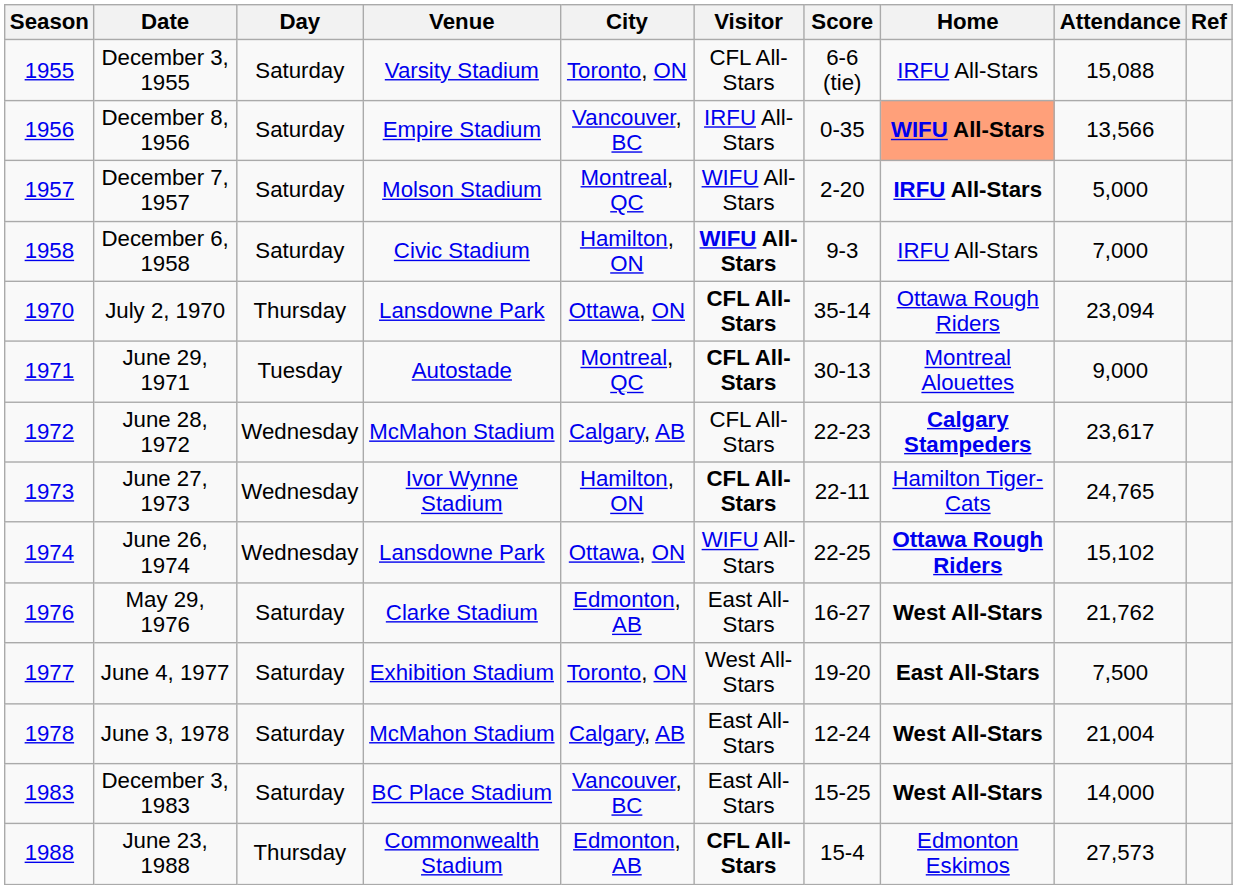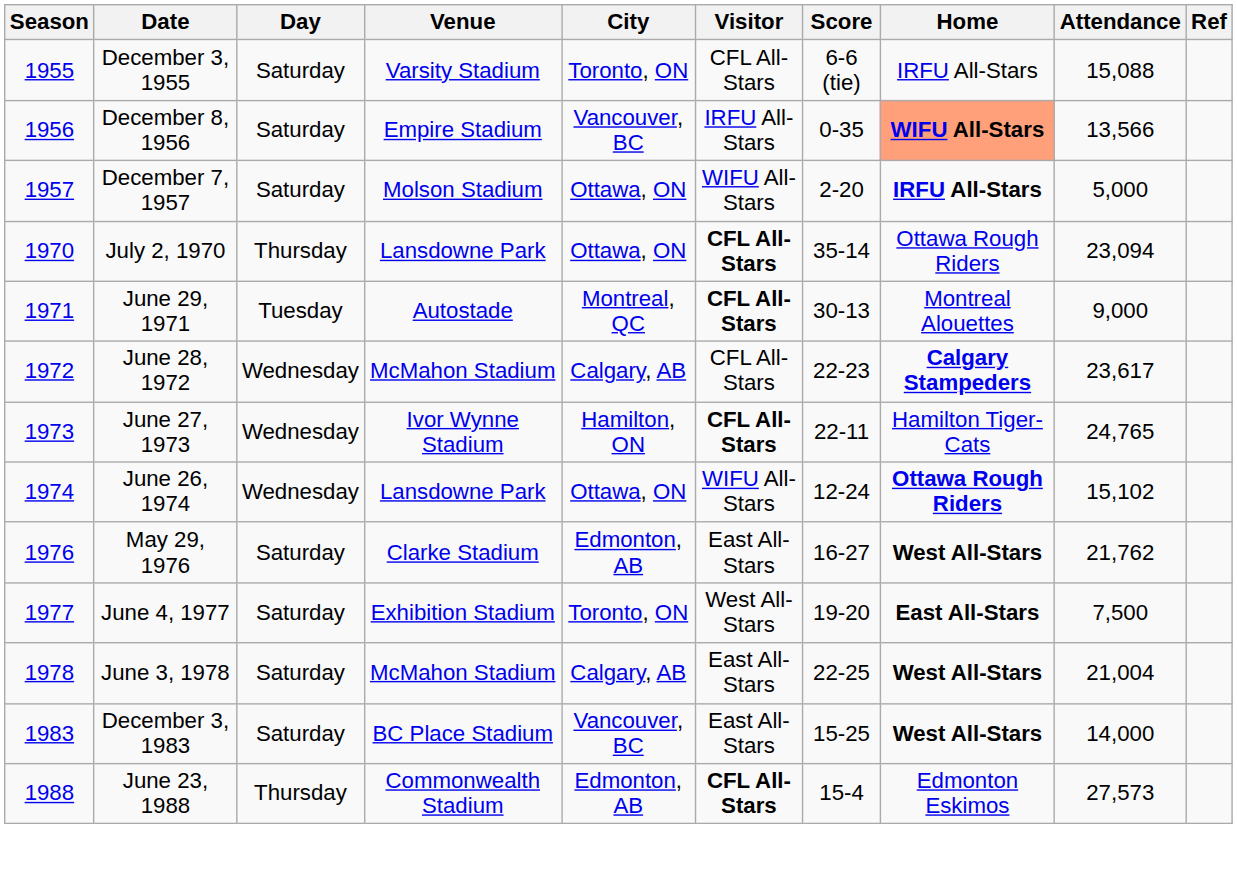(627, 190) Montreal, QC -> (628, 190) Ottawa, ON
- row: (165, 250)
(842, 552) 22-25 -> (842, 491) 12-24
(842, 733) 12-24 -> (842, 672) 22-25
